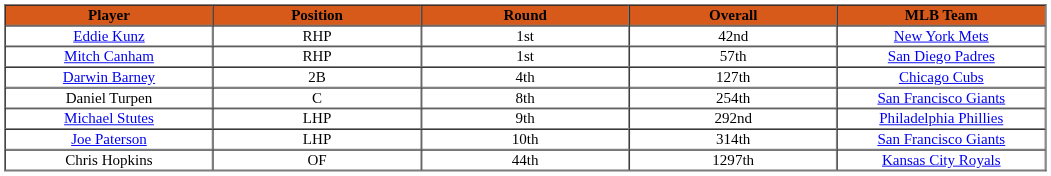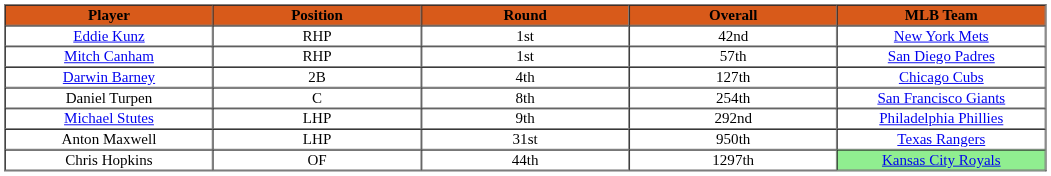- row: (109, 139)
+ row: (109, 139)
(941, 160) no background -> (941, 160) lightgreen background
